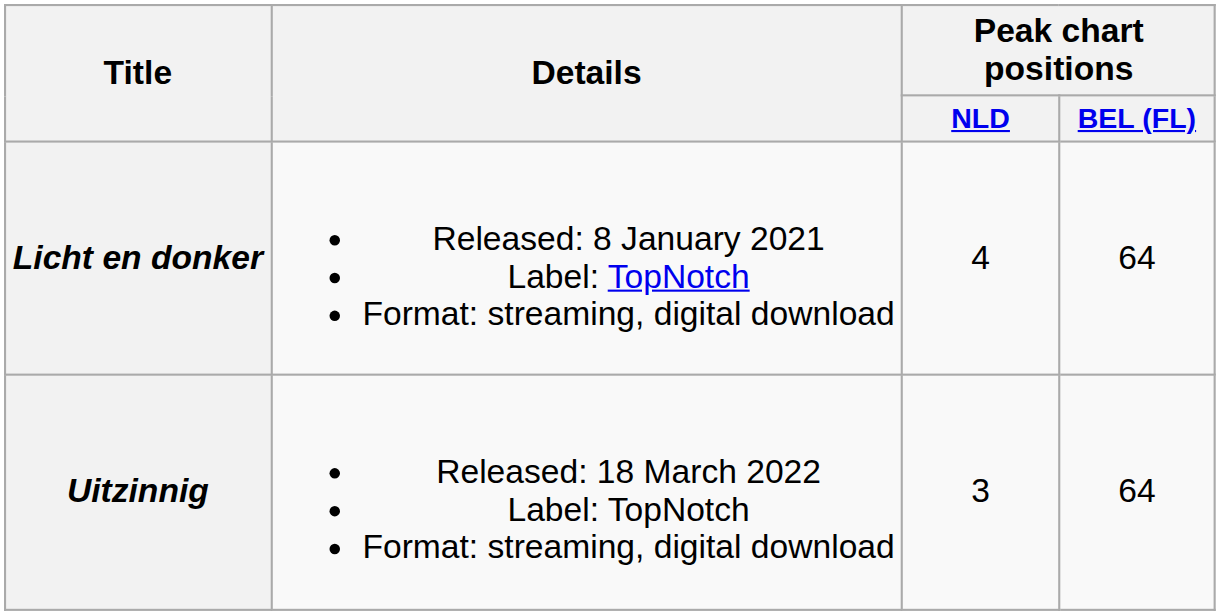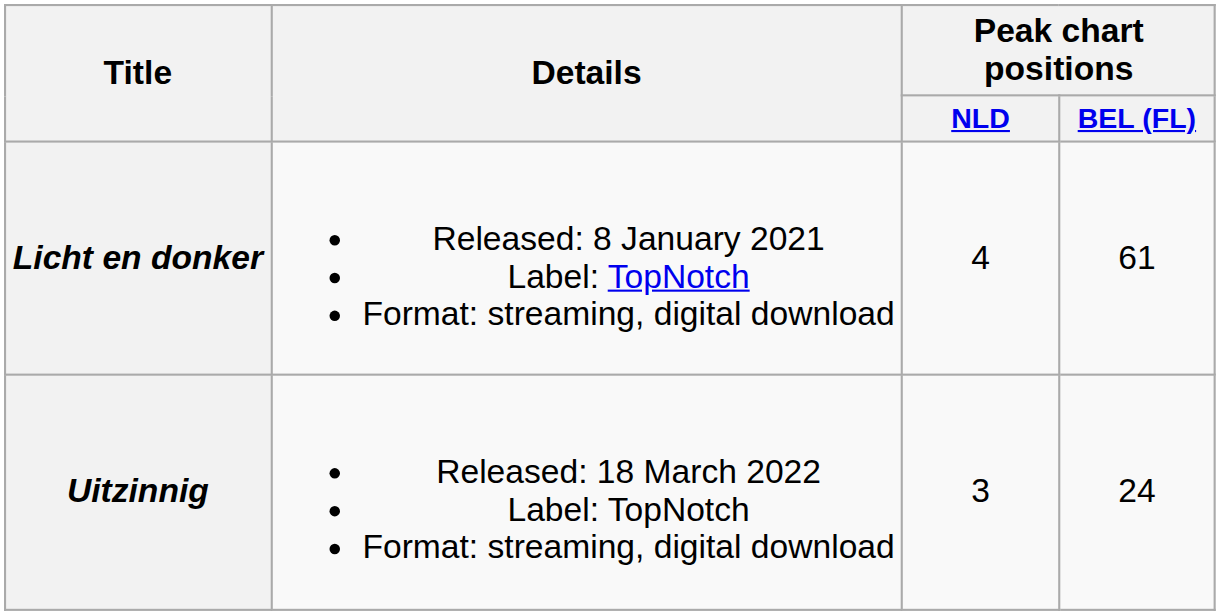(1137, 257) 64 -> (1137, 257) 61
(1137, 491) 64 -> (1137, 491) 24
